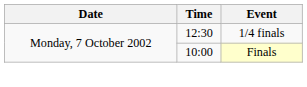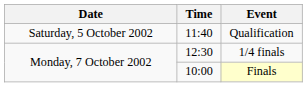+ row: (262, 33)
